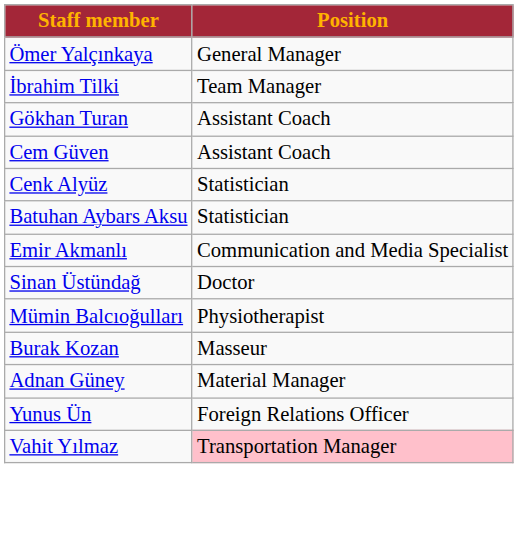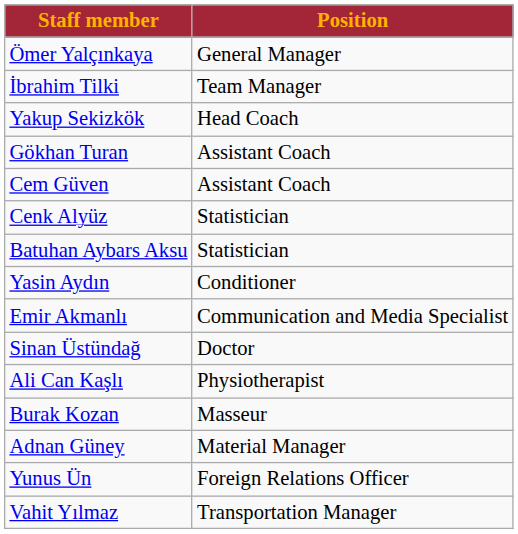+ row: (77, 119)
+ row: (59, 282)
- row: (96, 315)
+ row: (66, 380)
(297, 446) pink background -> (297, 511) no background
